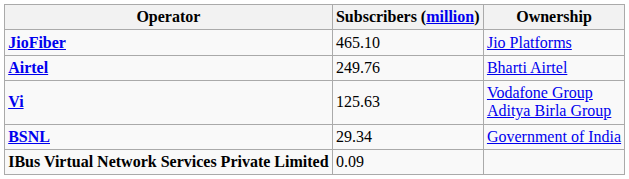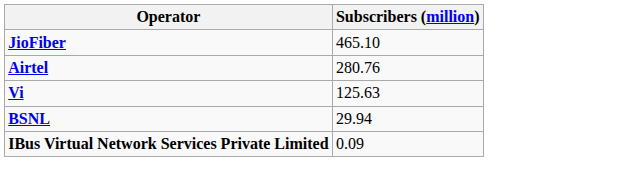- column: (554, 17)
(358, 67) 249.76 -> (358, 67) 280.76
(354, 136) 29.34 -> (354, 118) 29.94
